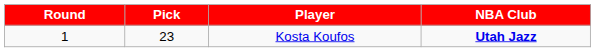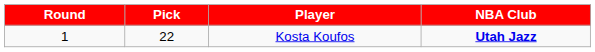(167, 36) 23 -> (167, 36) 22
